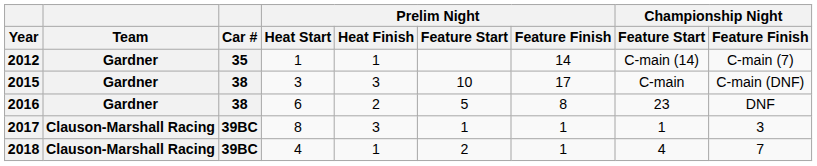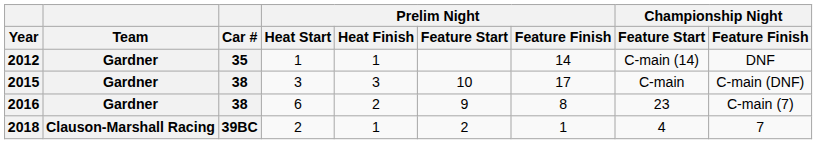(760, 60) C-main (7) -> (760, 60) DNF
(464, 104) 5 -> (464, 104) 9
(760, 104) DNF -> (760, 104) C-main (7)
- row: (24, 127)
(298, 149) 4 -> (298, 127) 2
